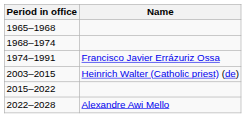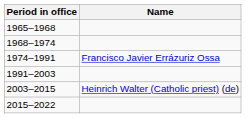+ row: (31, 74)
- row: (31, 105)
